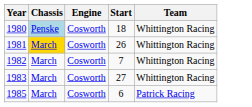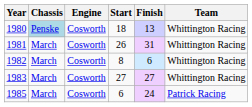+ column: (150, 12)
(44, 45) gold background -> (44, 45) no background
(121, 61) 7 -> (121, 61) 8
